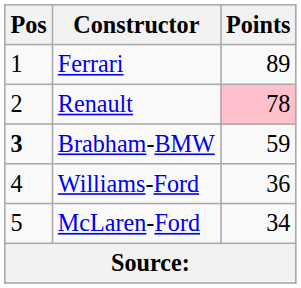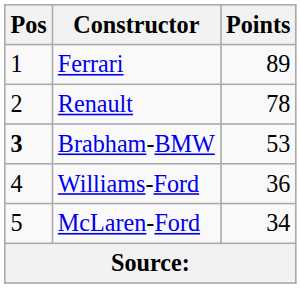(278, 104) pink background -> (278, 104) no background
(278, 144) 59 -> (278, 144) 53
